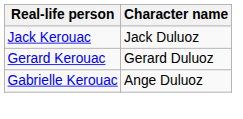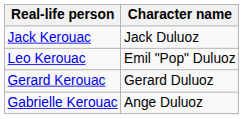+ row: (47, 59)
